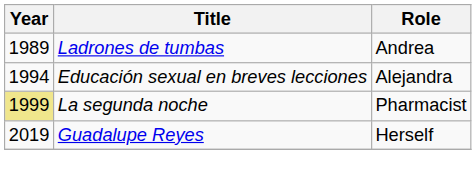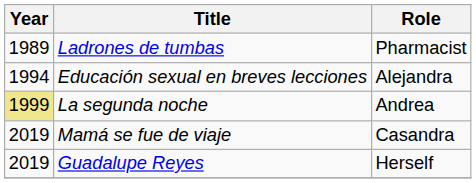(405, 47) Andrea -> (421, 47) Pharmacist
(421, 105) Pharmacist -> (405, 105) Andrea
+ row: (144, 134)
